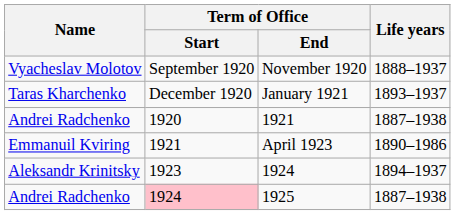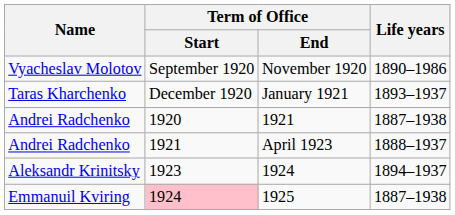(410, 68) 1888–1937 -> (410, 68) 1890–1986
(69, 145) Emmanuil Kviring -> (69, 145) Andrei Radchenko
(410, 145) 1890–1986 -> (410, 145) 1888–1937
(69, 196) Andrei Radchenko -> (69, 196) Emmanuil Kviring
